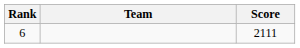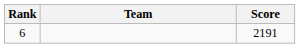(265, 33) 2111 -> (265, 33) 2191
